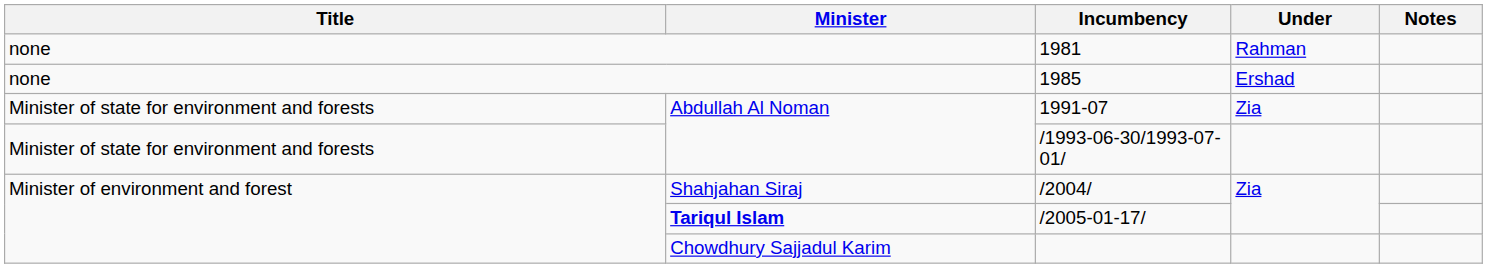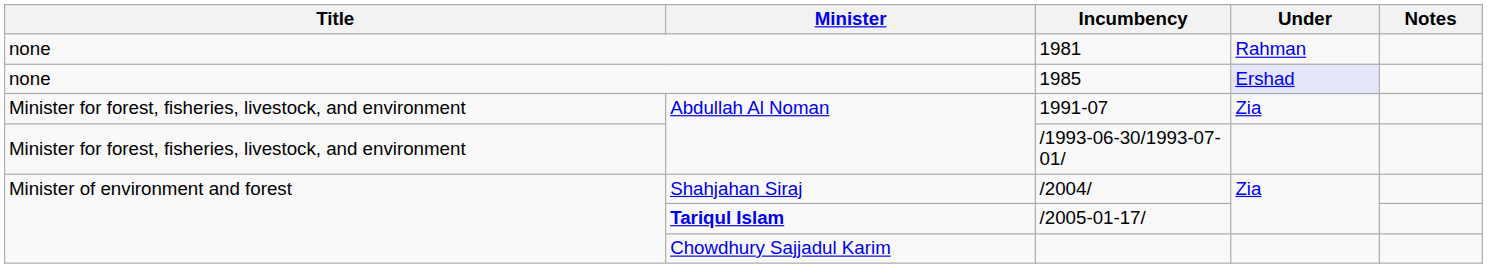(1265, 78) no background -> (1265, 78) lavender background
(192, 108) Minister of state for environment and forests -> (237, 108) Minister for forest, fisheries, livestock, and environment
(192, 148) Minister of state for environment and forests -> (237, 148) Minister for forest, fisheries, livestock, and environment
